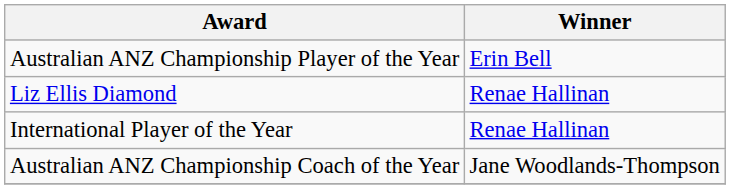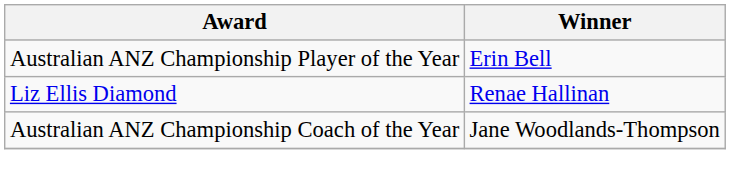- row: (151, 129)
